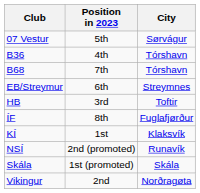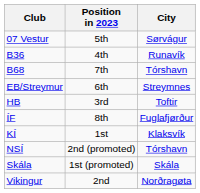(167, 54) Tórshavn -> (167, 54) Runavík
(167, 149) Runavík -> (167, 149) Tórshavn
